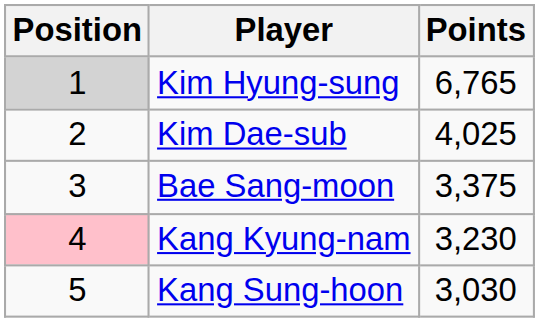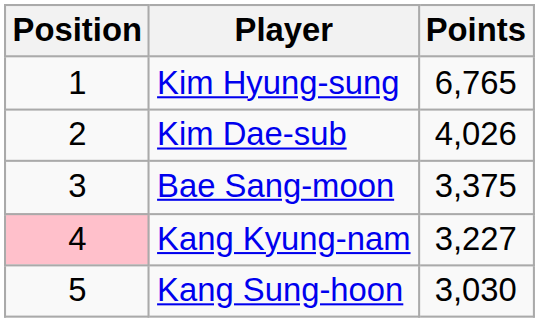(77, 82) lightgrey background -> (77, 82) no background
(476, 134) 4,025 -> (476, 134) 4,026
(476, 238) 3,230 -> (476, 238) 3,227
